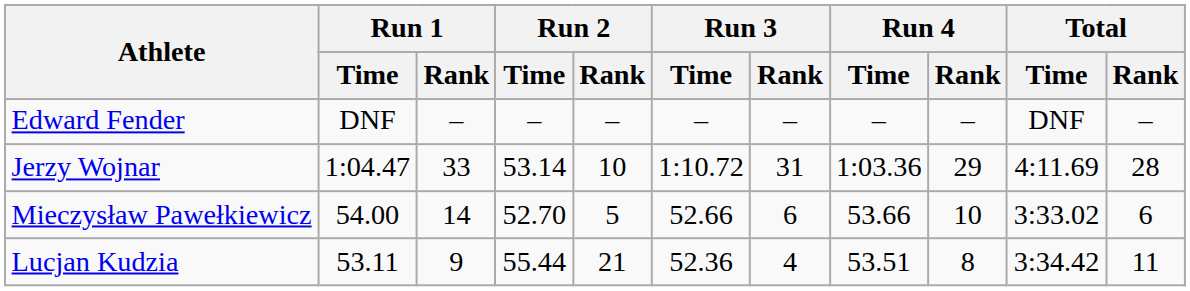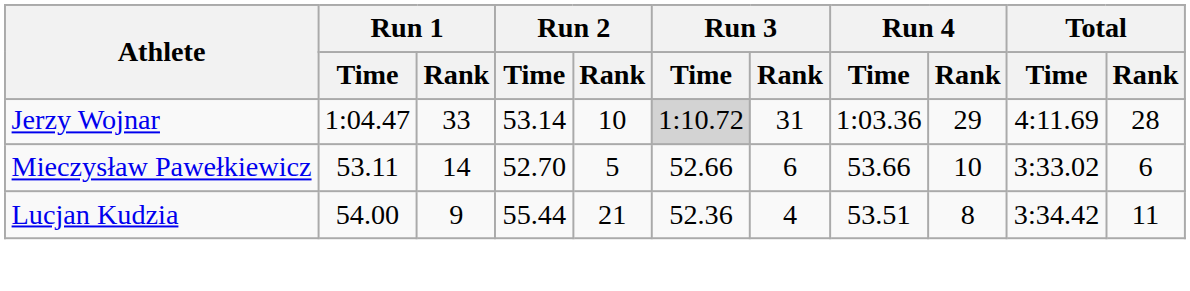- row: (98, 121)
(701, 167) no background -> (701, 121) lightgrey background
(368, 214) 54.00 -> (368, 167) 53.11
(368, 260) 53.11 -> (368, 214) 54.00
